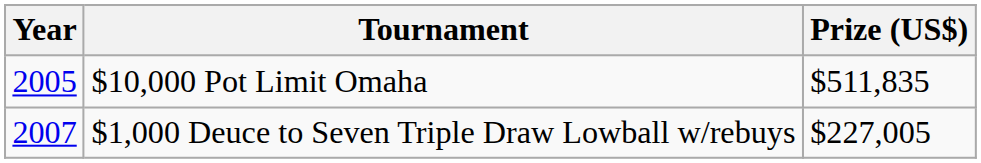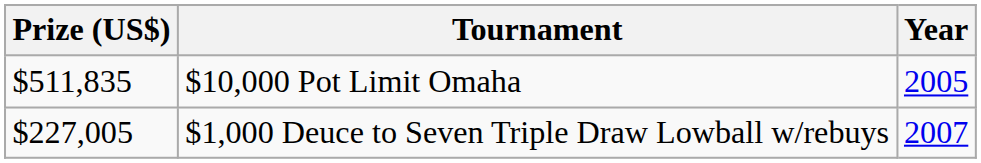columns swapped: (45, 30) <-> (889, 30)
